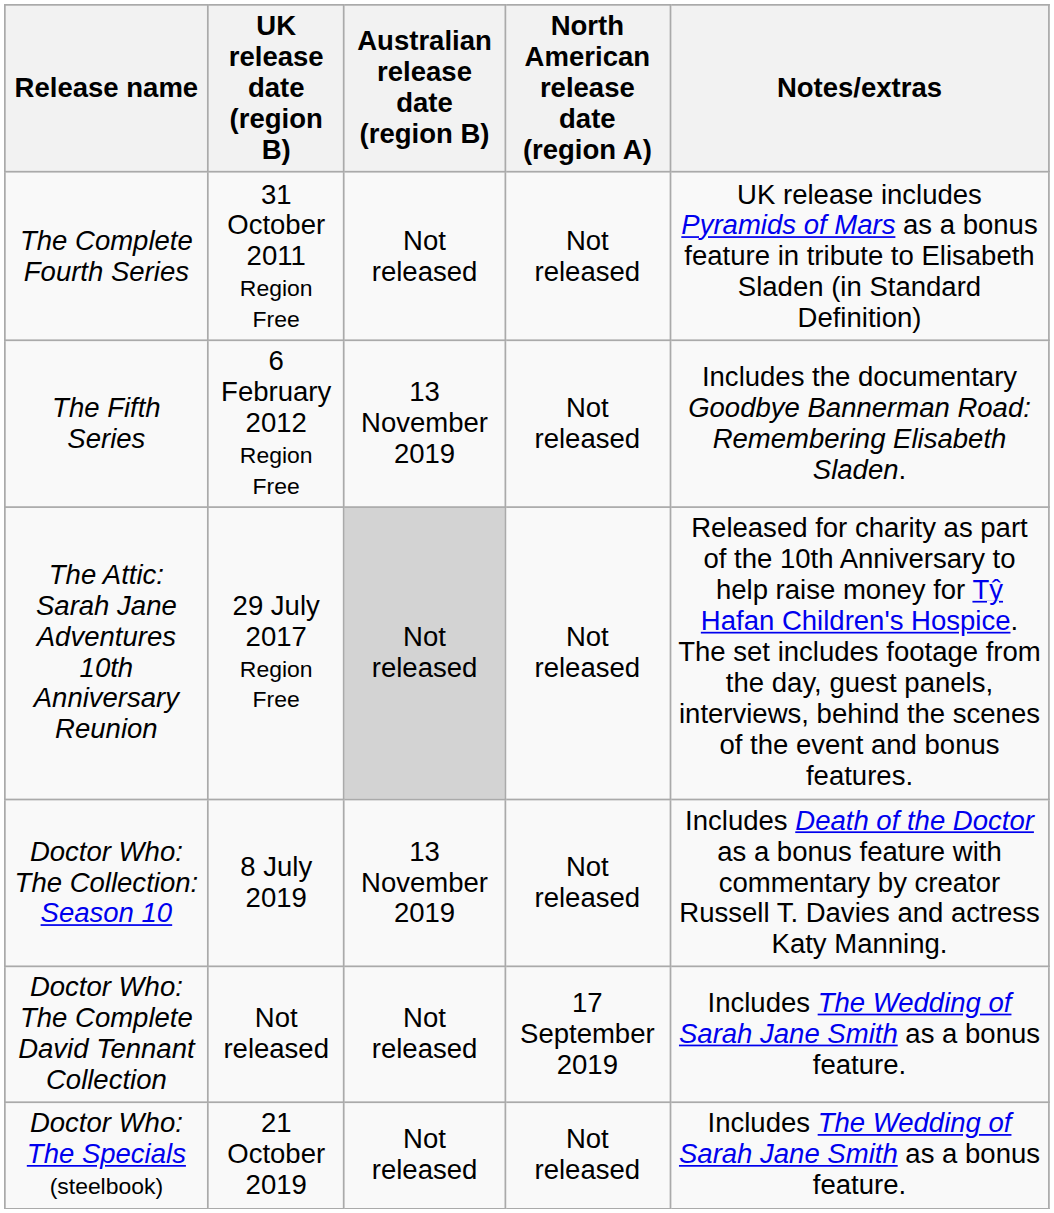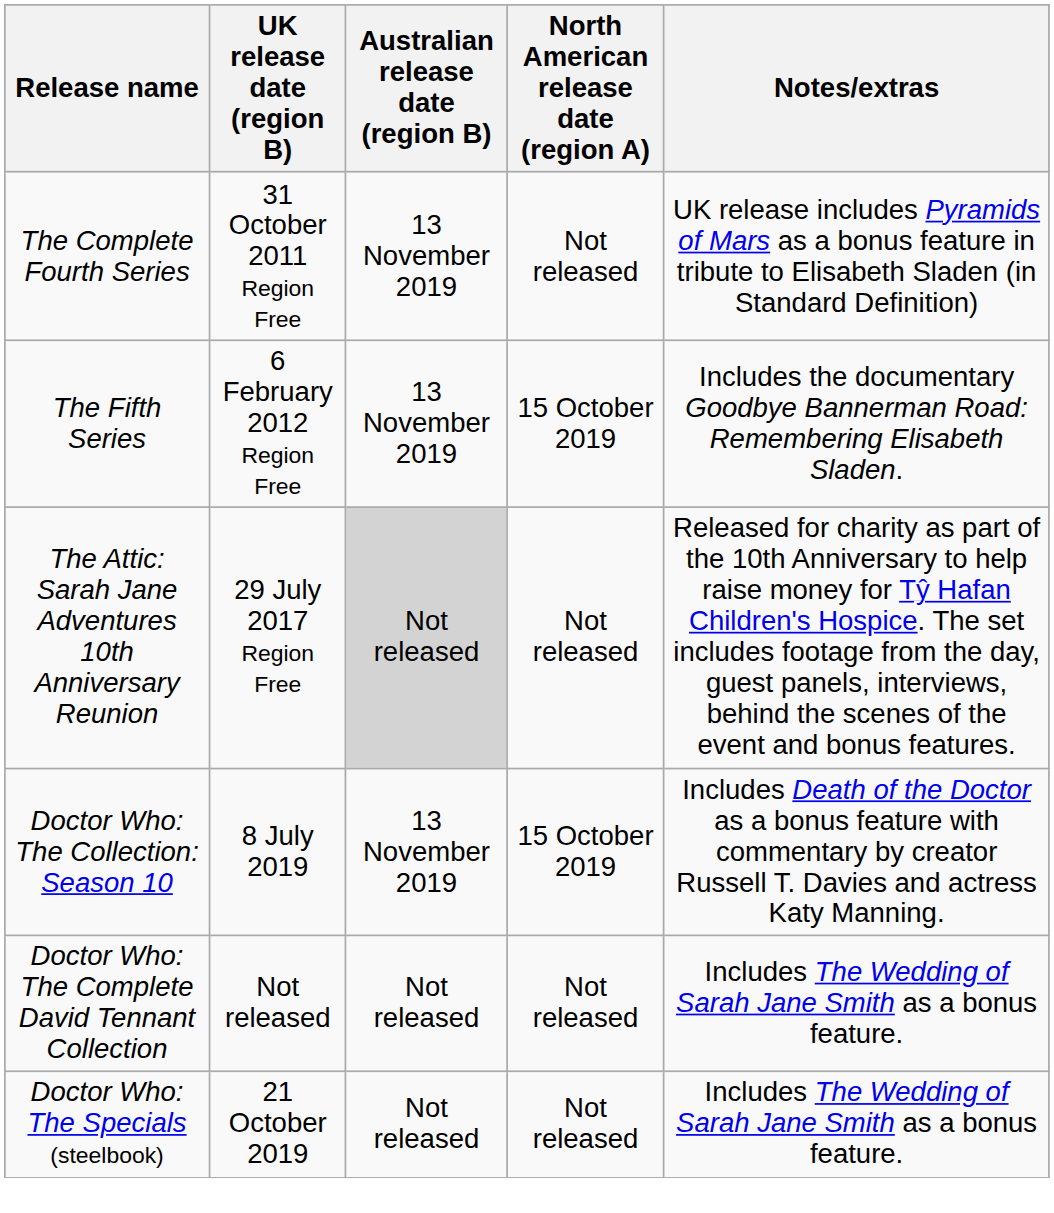(425, 255) Not released -> (426, 255) 13 November 2019
(587, 423) Not released -> (585, 423) 15 October 2019
(587, 882) Not released -> (585, 851) 15 October 2019
(587, 1034) 17 September 2019 -> (585, 1003) Not released
